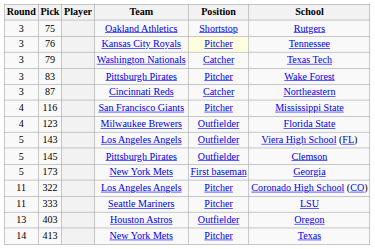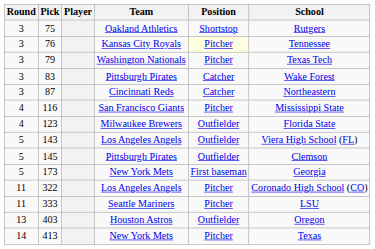(219, 60) Catcher -> (219, 60) Pitcher
(219, 76) Pitcher -> (219, 76) Catcher
